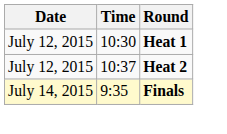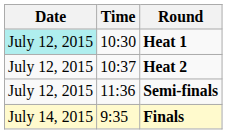(51, 41) no background -> (51, 41) paleturquoise background
+ row: (181, 91)
